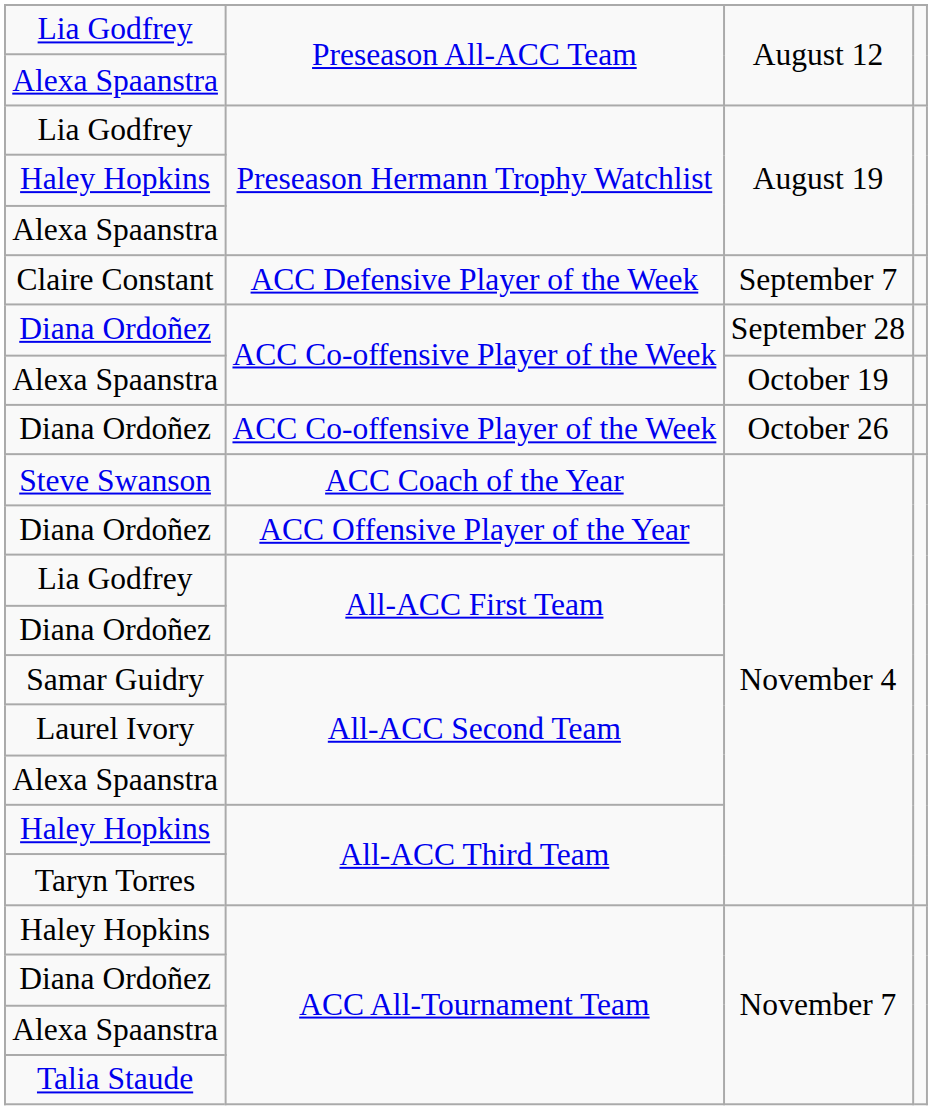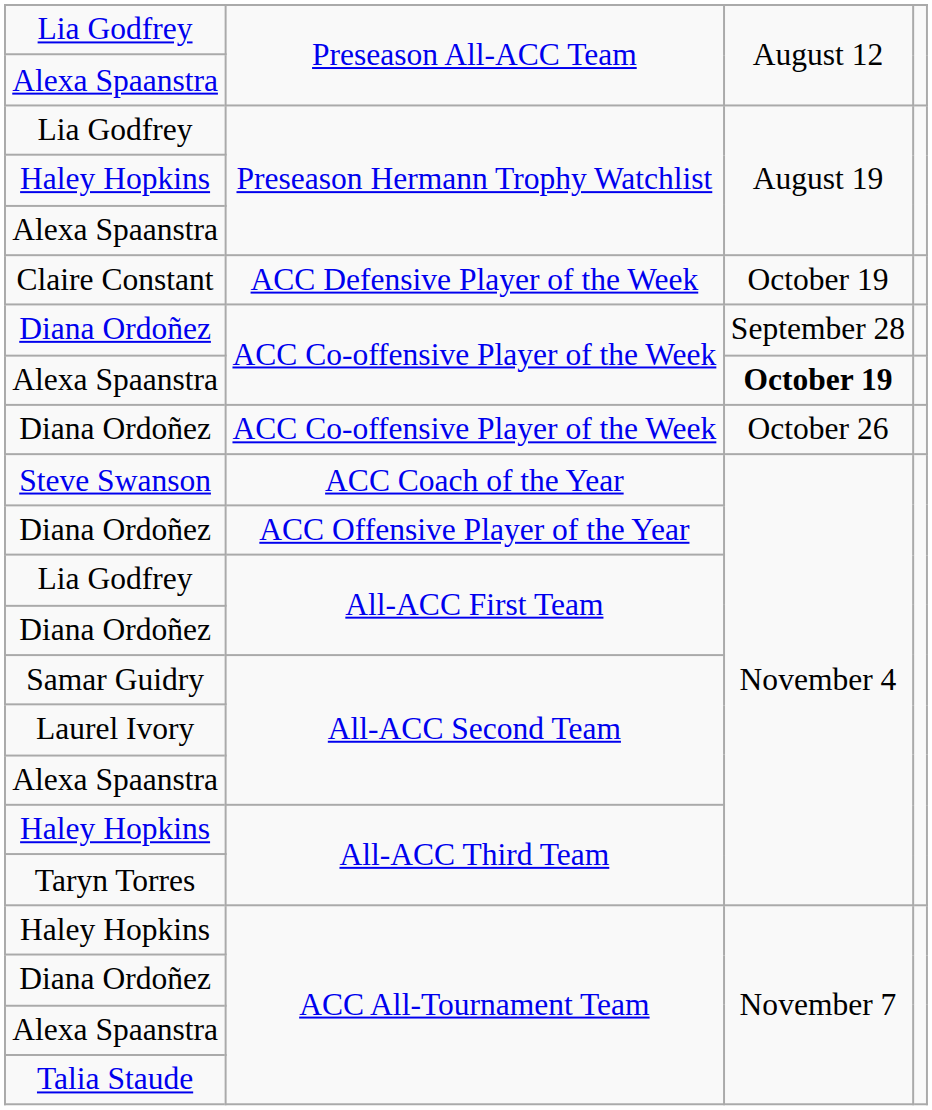(818, 279) September 7 -> (818, 279) October 19
(818, 379) normal -> (818, 379) bold
